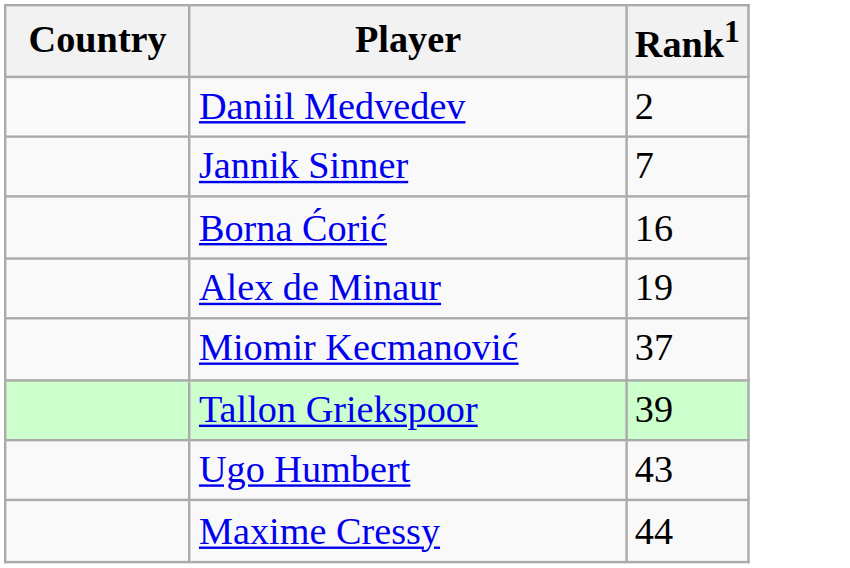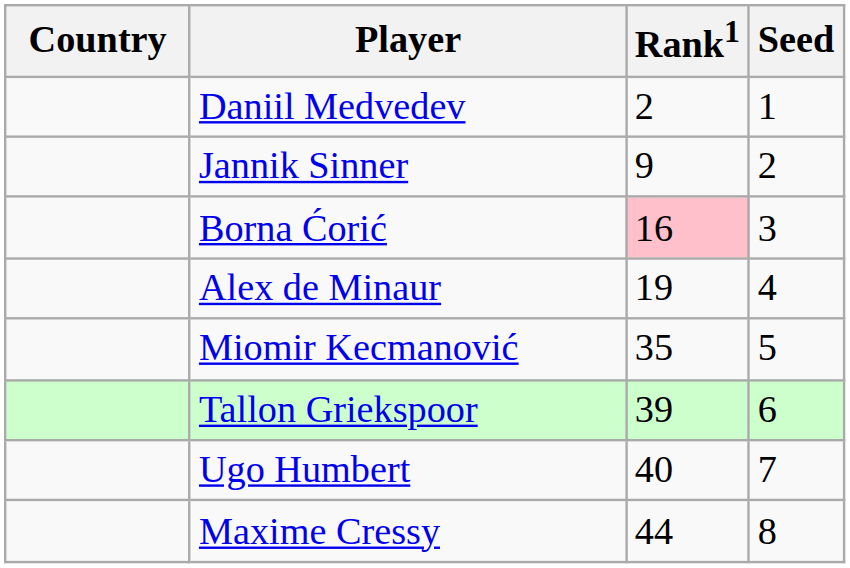+ column: (796, 39)
(644, 166) 7 -> (644, 166) 9
(654, 227) no background -> (654, 227) pink background
(654, 348) 37 -> (654, 348) 35
(654, 469) 43 -> (654, 469) 40
